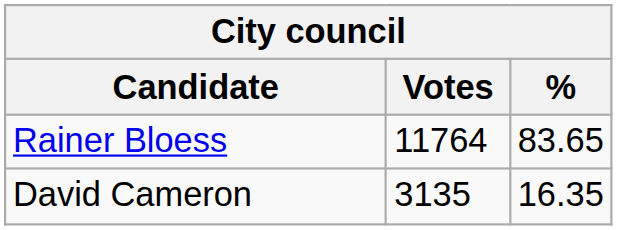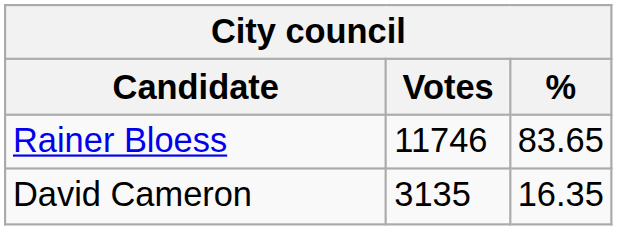(441, 140) 11764 -> (441, 140) 11746
